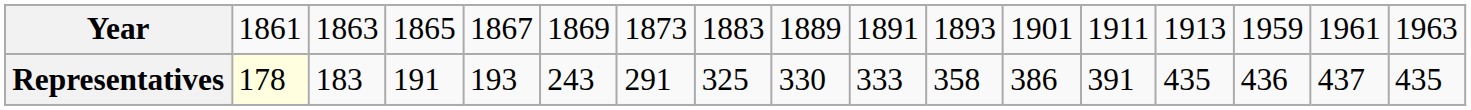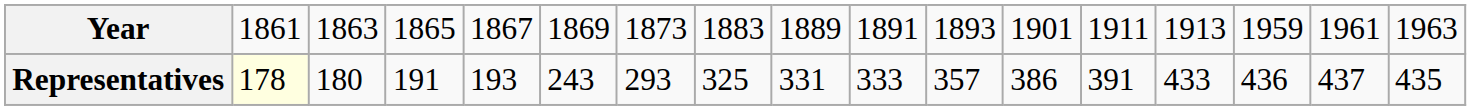(339, 79) 183 -> (339, 79) 180
(648, 79) 291 -> (648, 79) 293
(802, 79) 330 -> (802, 79) 331
(957, 79) 358 -> (957, 79) 357
(1187, 79) 435 -> (1187, 79) 433
